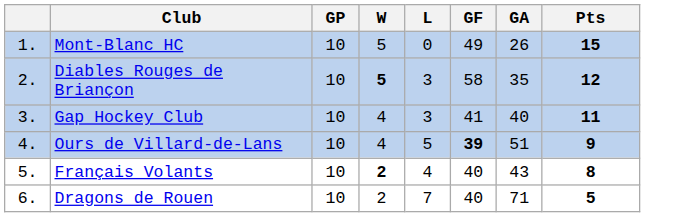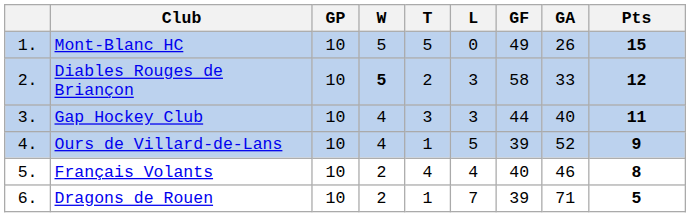+ column: (427, 18)
(519, 81) 35 -> (565, 81) 33
(473, 118) 41 -> (519, 118) 44
(473, 145) bold -> (519, 145) normal
(519, 145) 51 -> (565, 145) 52
(381, 172) bold -> (381, 172) normal
(519, 172) 43 -> (565, 172) 46
(473, 199) 40 -> (519, 199) 39
